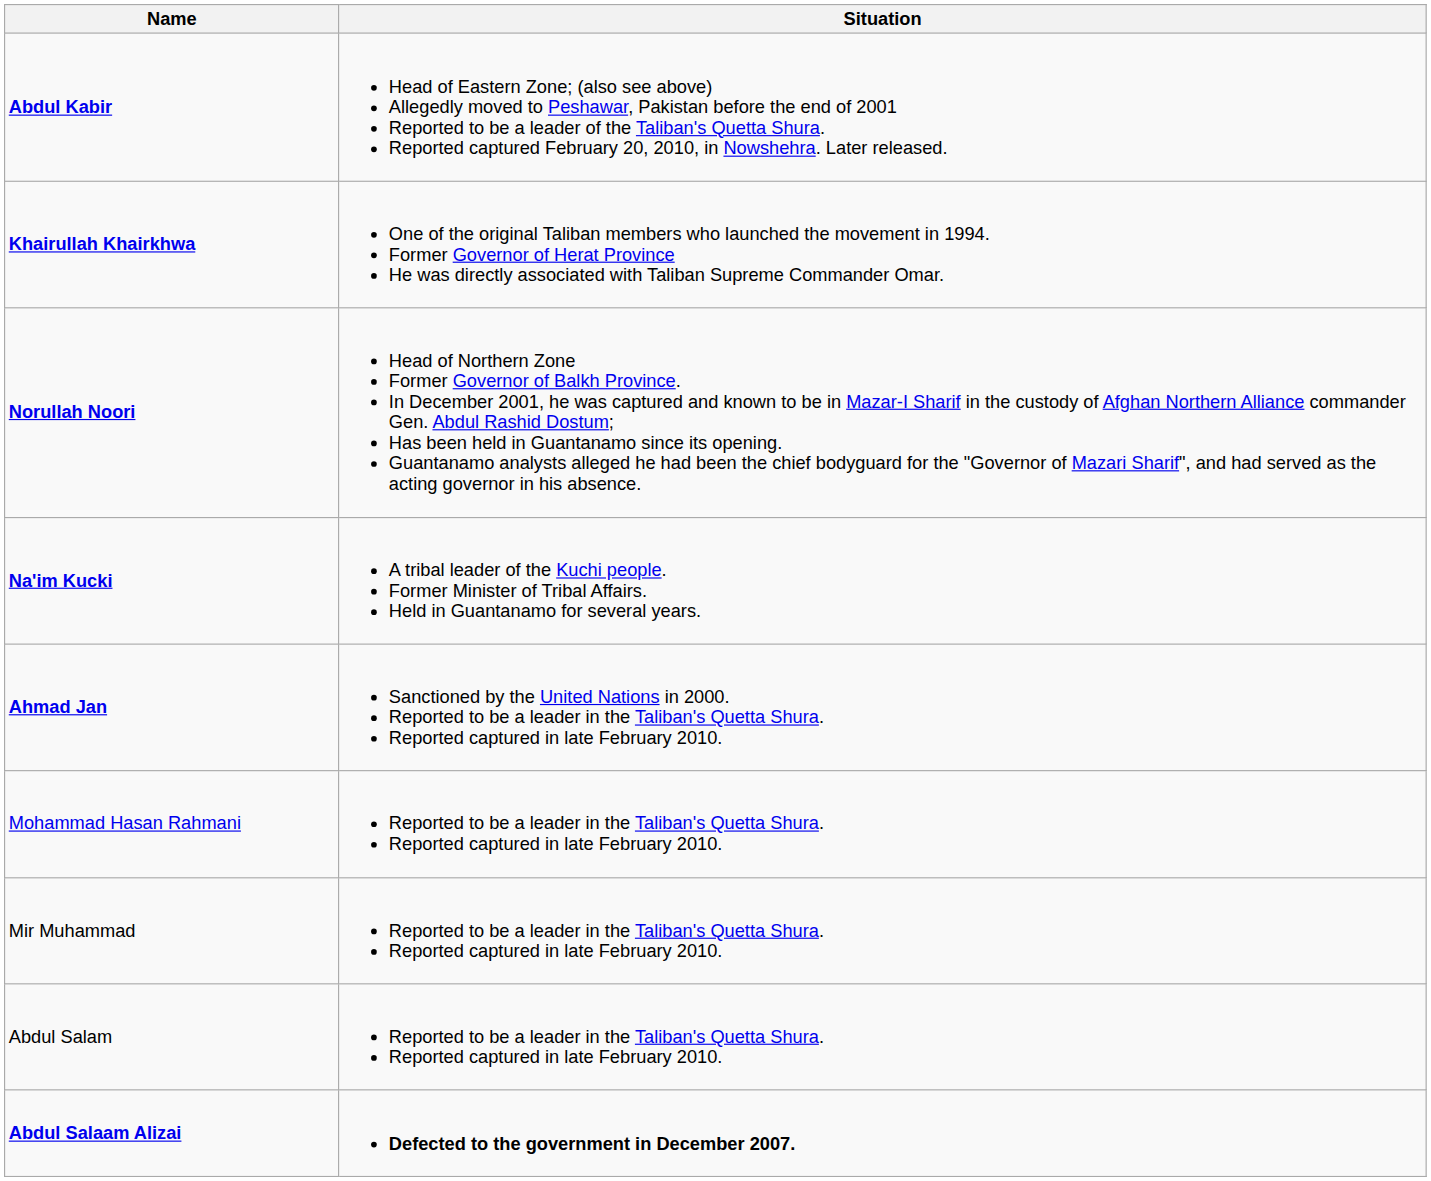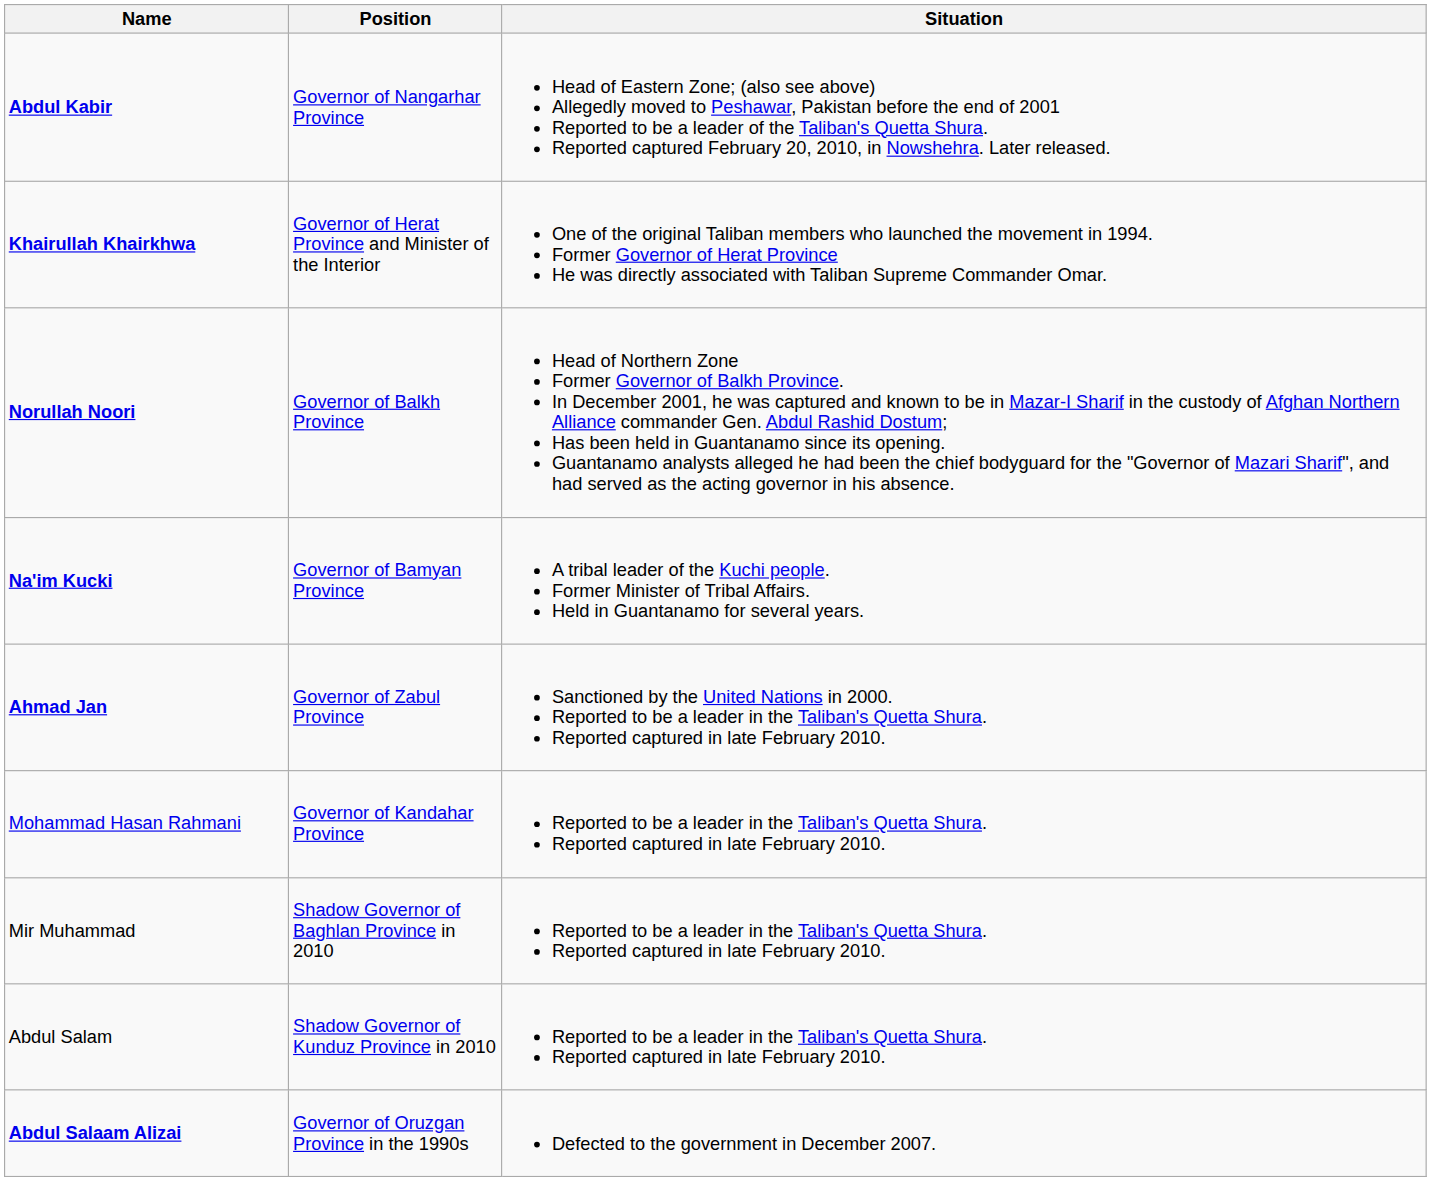+ column: (395, 18)
(883, 1144) bold -> (964, 1144) normal
